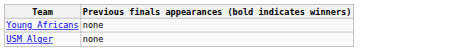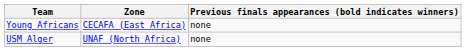+ column: (134, 11)
